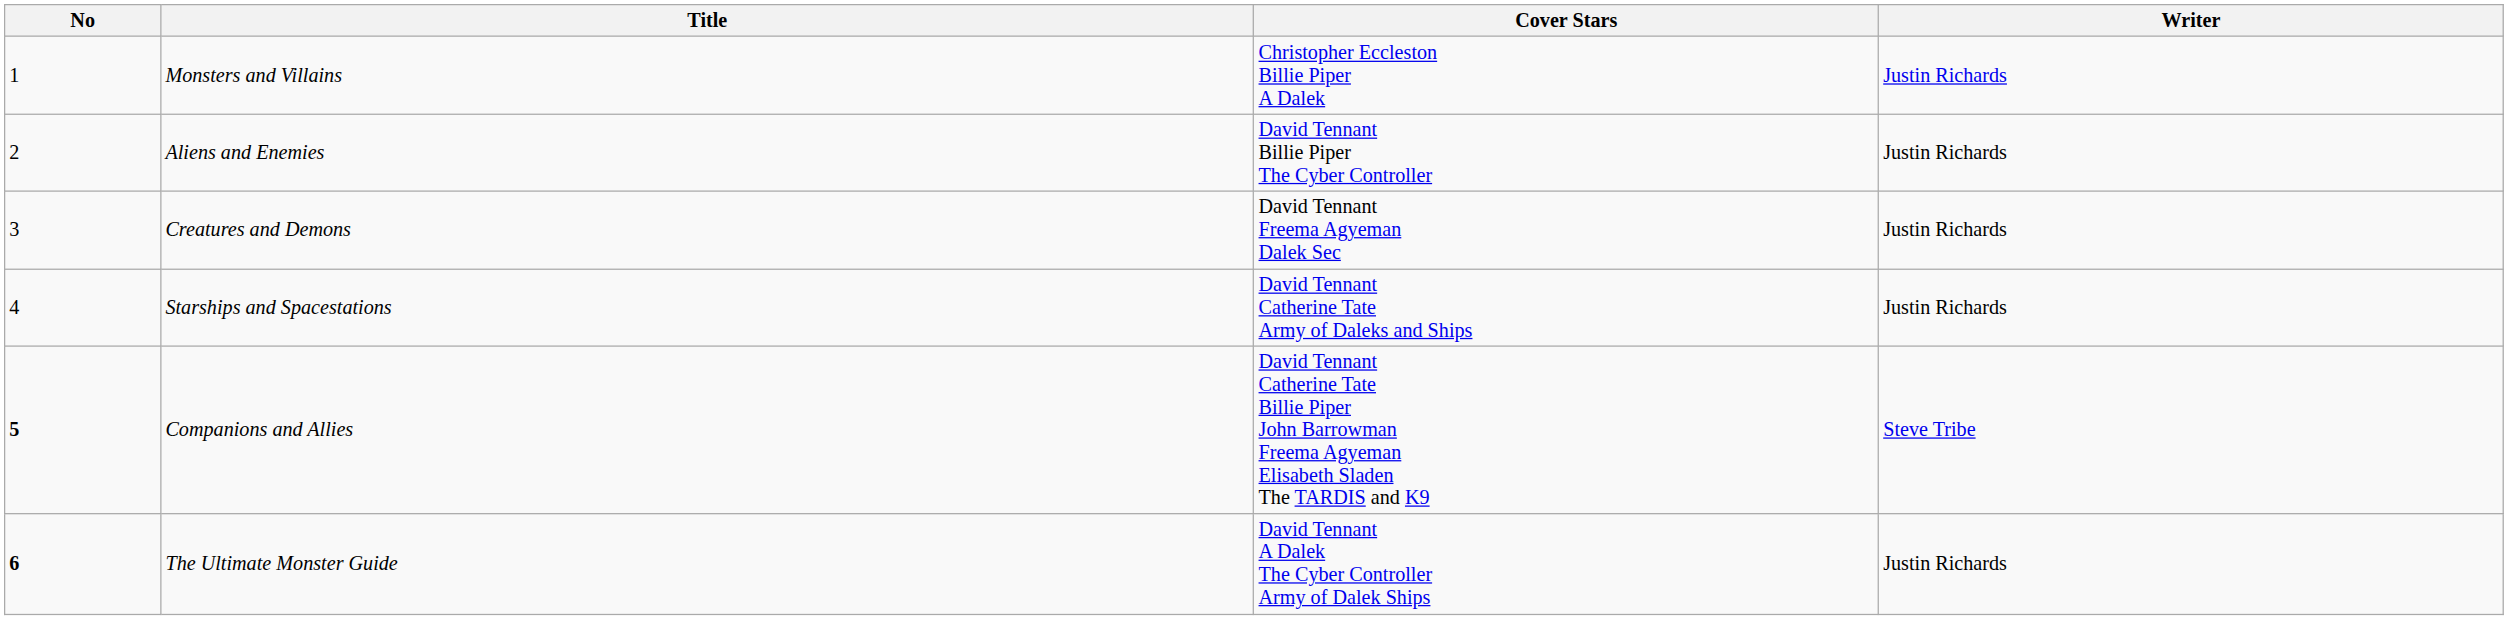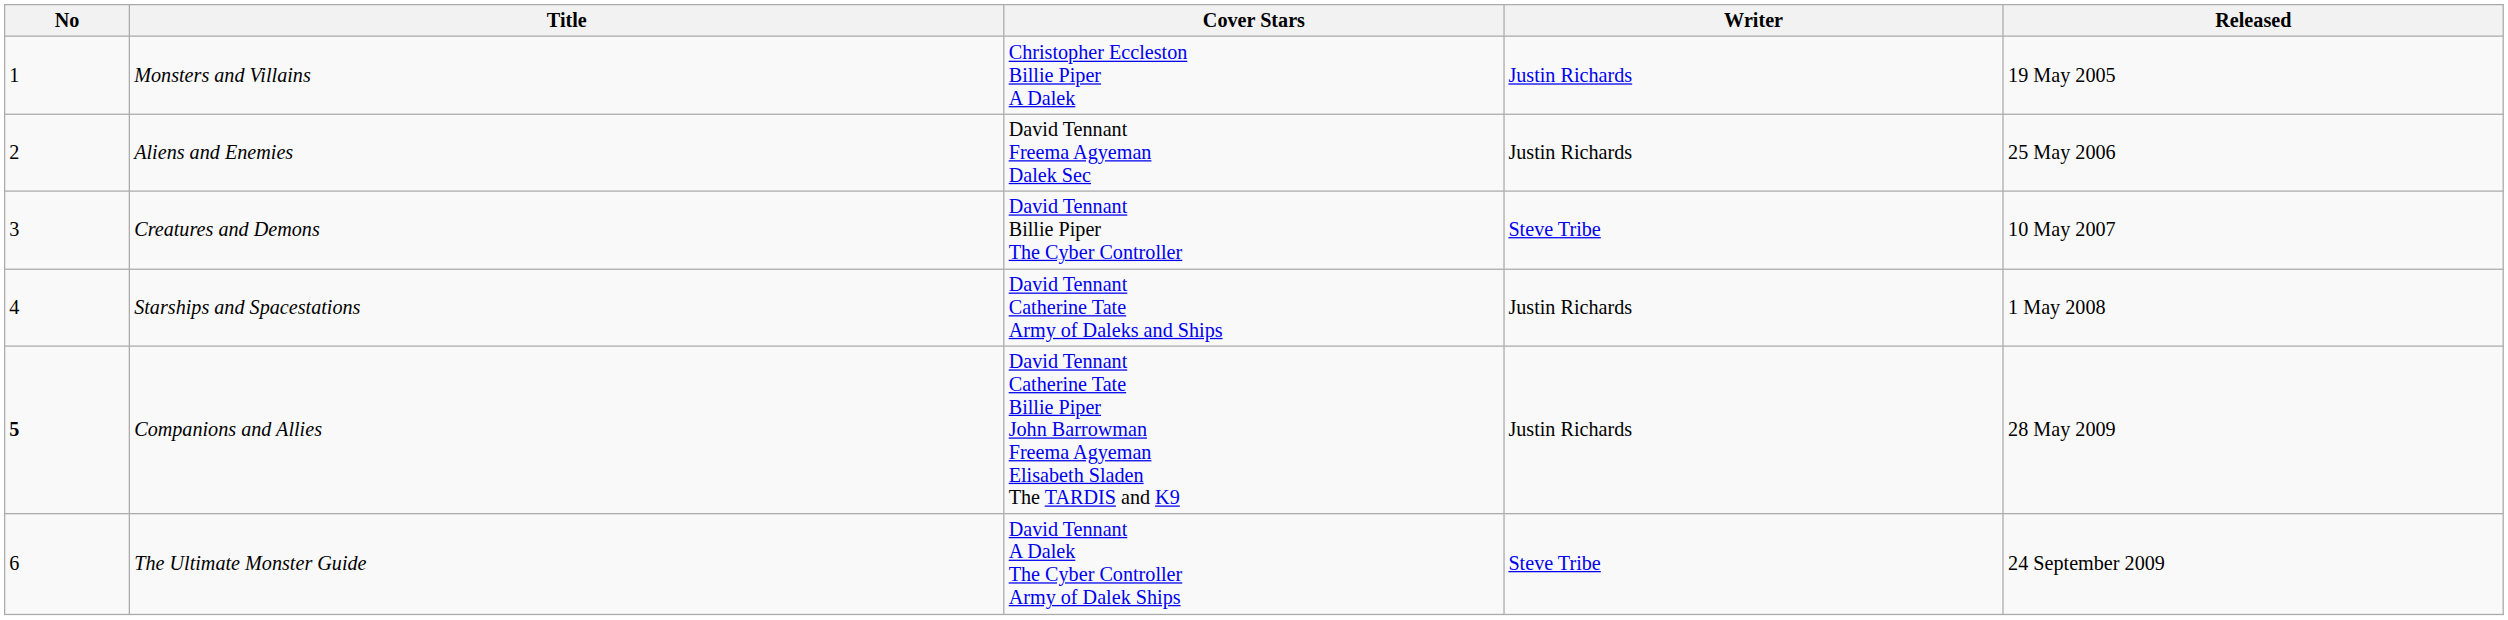+ column: (2253, 20)
(1345, 152) David Tennant Billie Piper The Cyber Controller -> (1080, 152) David Tennant Freema Agyeman Dalek Sec
(1330, 229) David Tennant Freema Agyeman Dalek Sec -> (1095, 229) David Tennant Billie Piper The Cyber Controller
(1945, 229) Justin Richards -> (1555, 229) Steve Tribe
(1929, 429) Steve Tribe -> (1570, 429) Justin Richards
(14, 563) bold -> (14, 563) normal
(1945, 563) Justin Richards -> (1555, 563) Steve Tribe
